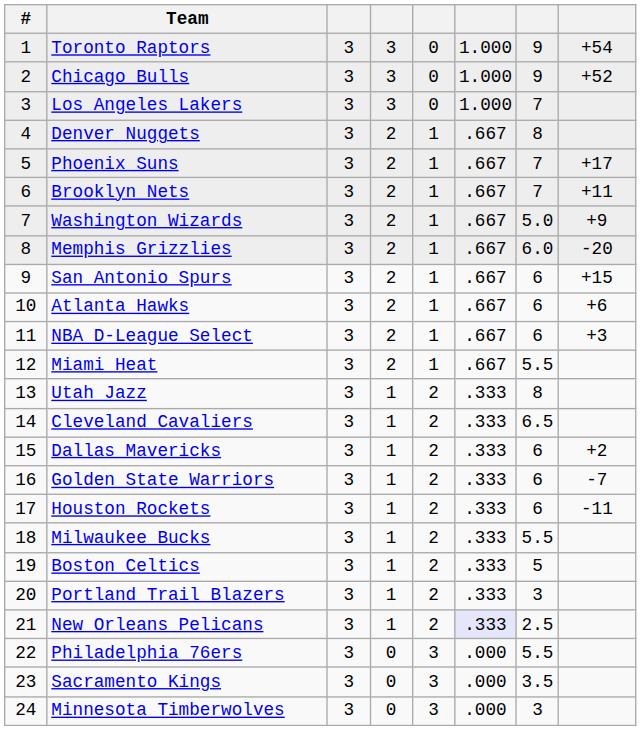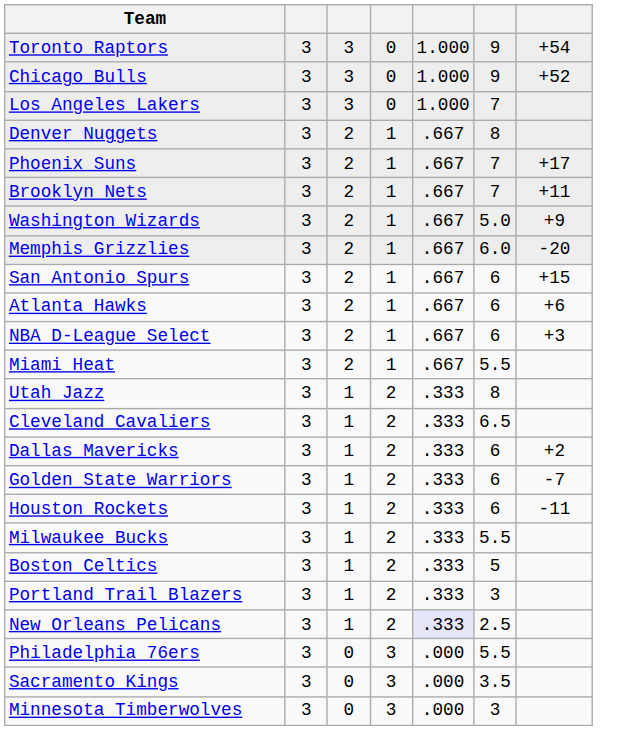- column: (26, 19)
